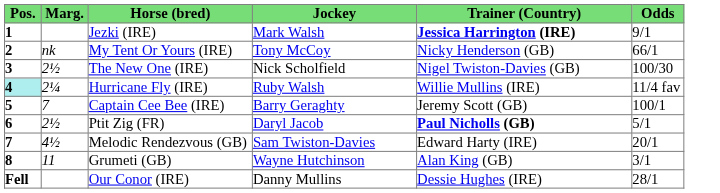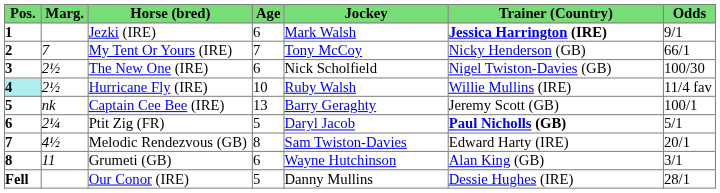+ column: (268, 13)
(49, 50) nk -> (45, 50) 7
(51, 87) 2¼ -> (51, 87) 2½
(45, 105) 7 -> (49, 105) nk
(51, 123) 2½ -> (51, 123) 2¼
